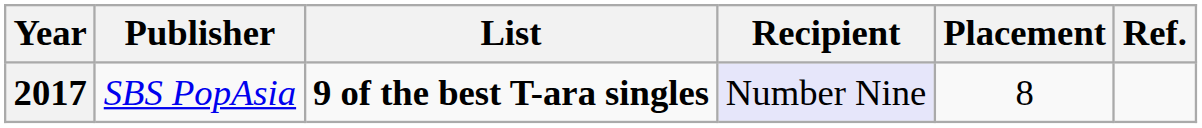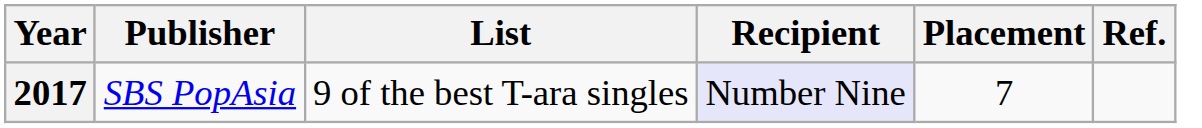(511, 91) bold -> (501, 91) normal
(1025, 91) 8 -> (1004, 91) 7
